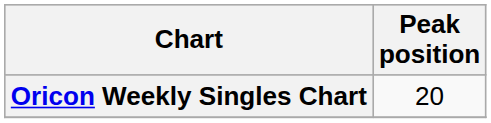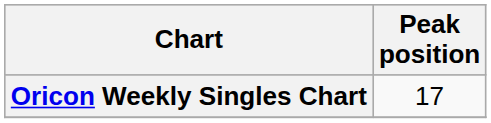(430, 95) 20 -> (430, 95) 17
